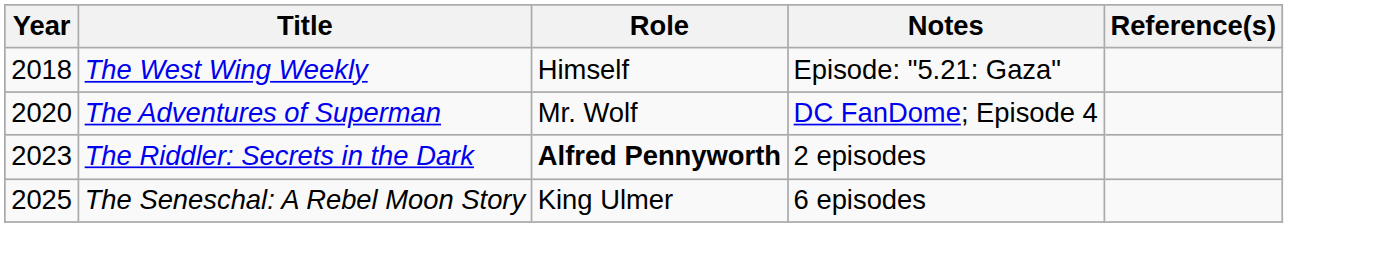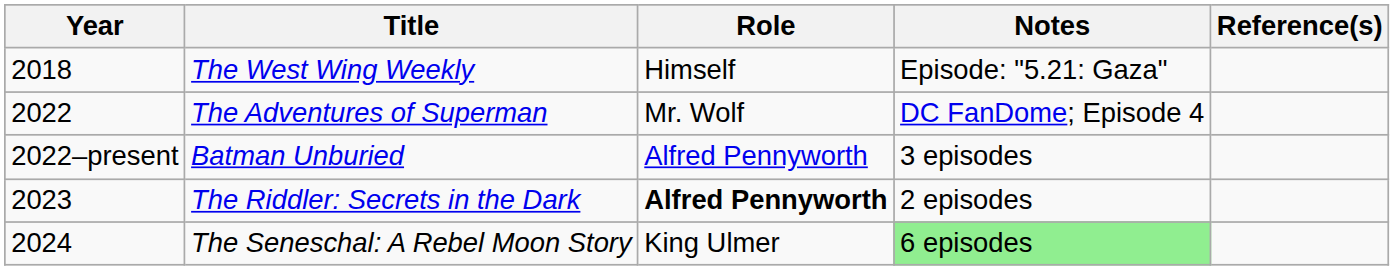(42, 112) 2020 -> (42, 112) 2022
+ row: (298, 156)
(42, 199) 2025 -> (42, 243) 2024
(860, 199) no background -> (966, 243) lightgreen background
